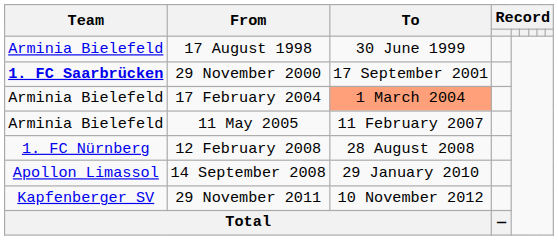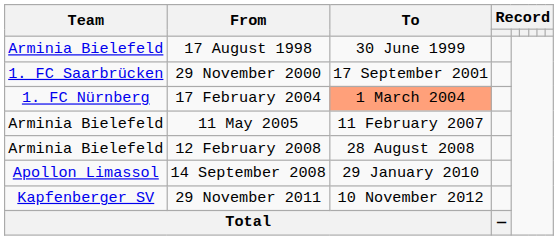(86, 74) bold -> (86, 74) normal
(86, 99) Arminia Bielefeld -> (86, 99) 1. FC Nürnberg
(86, 148) 1. FC Nürnberg -> (86, 148) Arminia Bielefeld
